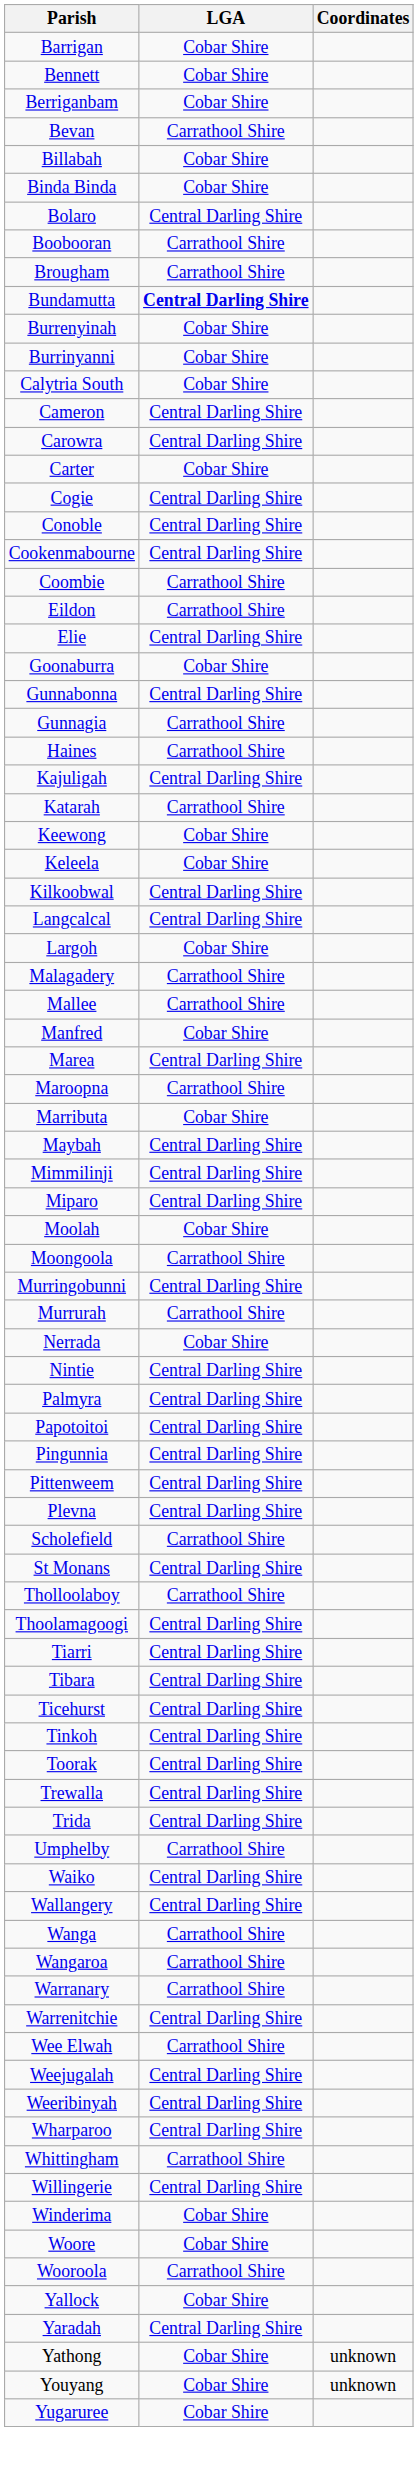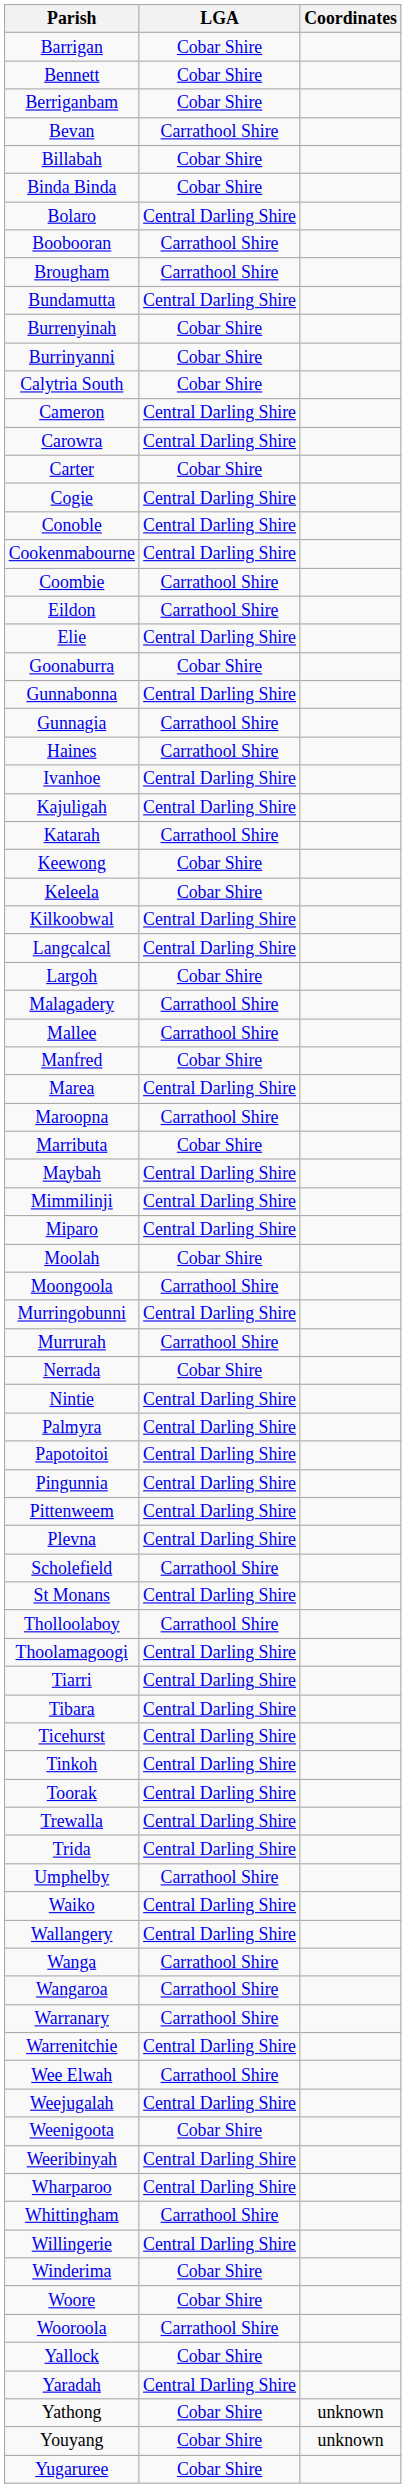(226, 300) bold -> (220, 300) normal
+ row: (72, 779)
+ row: (72, 2131)
